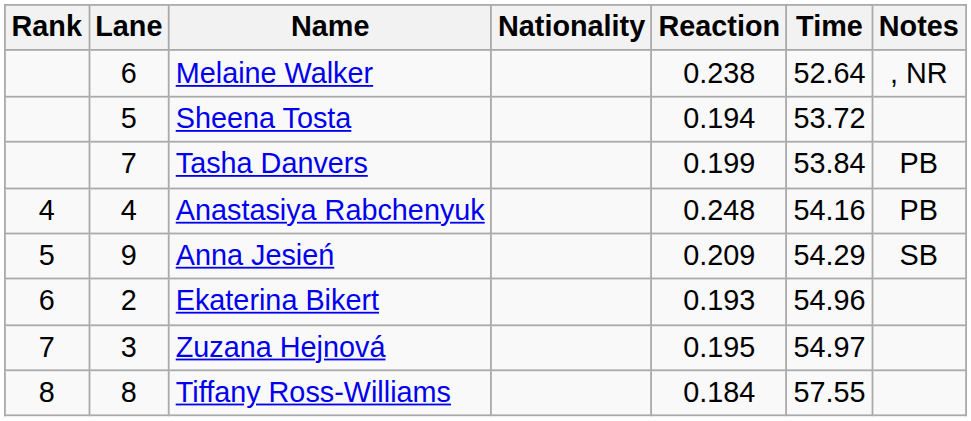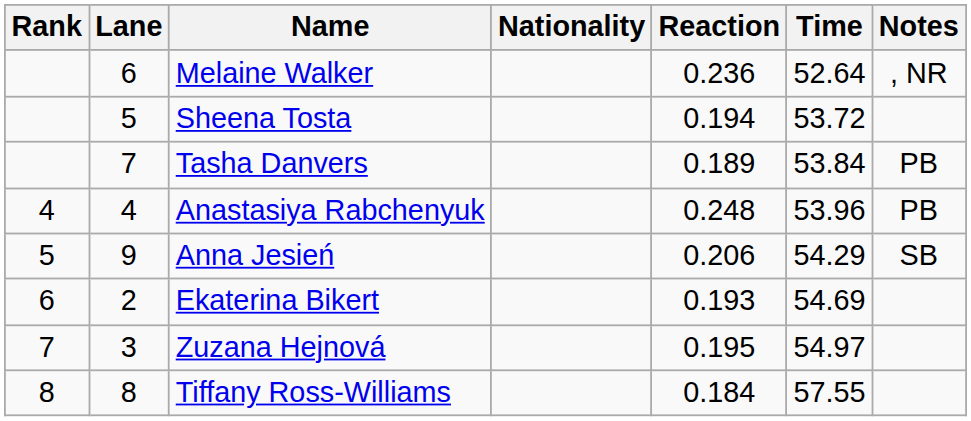(719, 73) 0.238 -> (719, 73) 0.236
(719, 164) 0.199 -> (719, 164) 0.189
(829, 210) 54.16 -> (829, 210) 53.96
(719, 255) 0.209 -> (719, 255) 0.206
(829, 301) 54.96 -> (829, 301) 54.69
